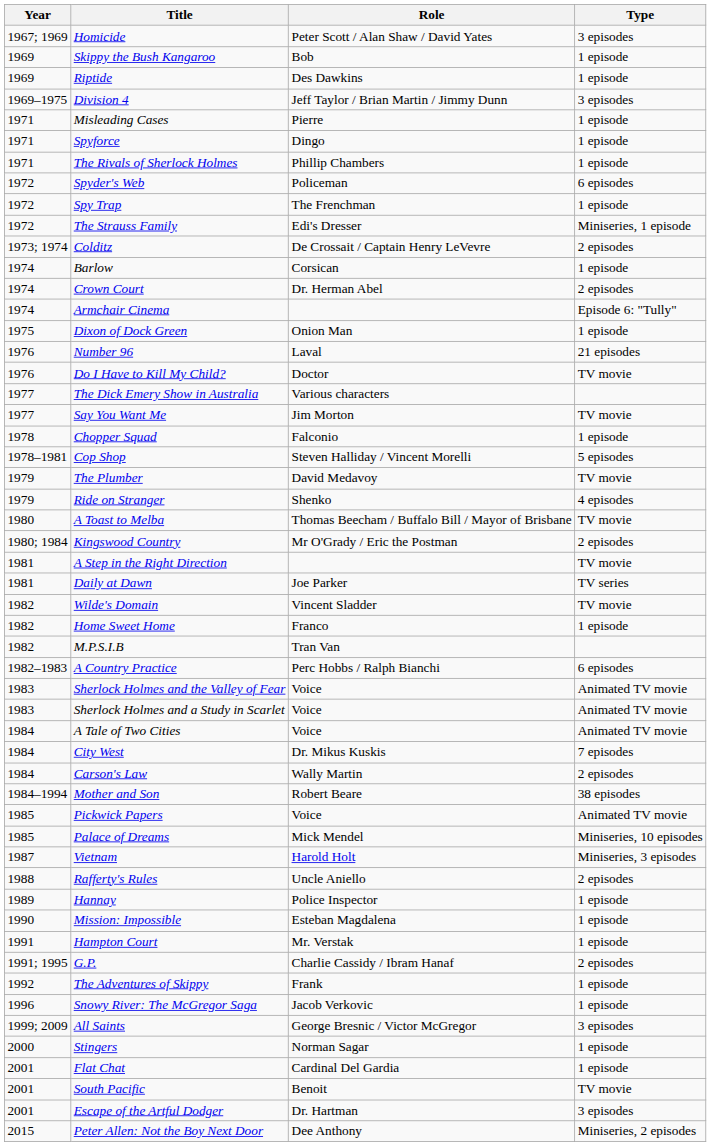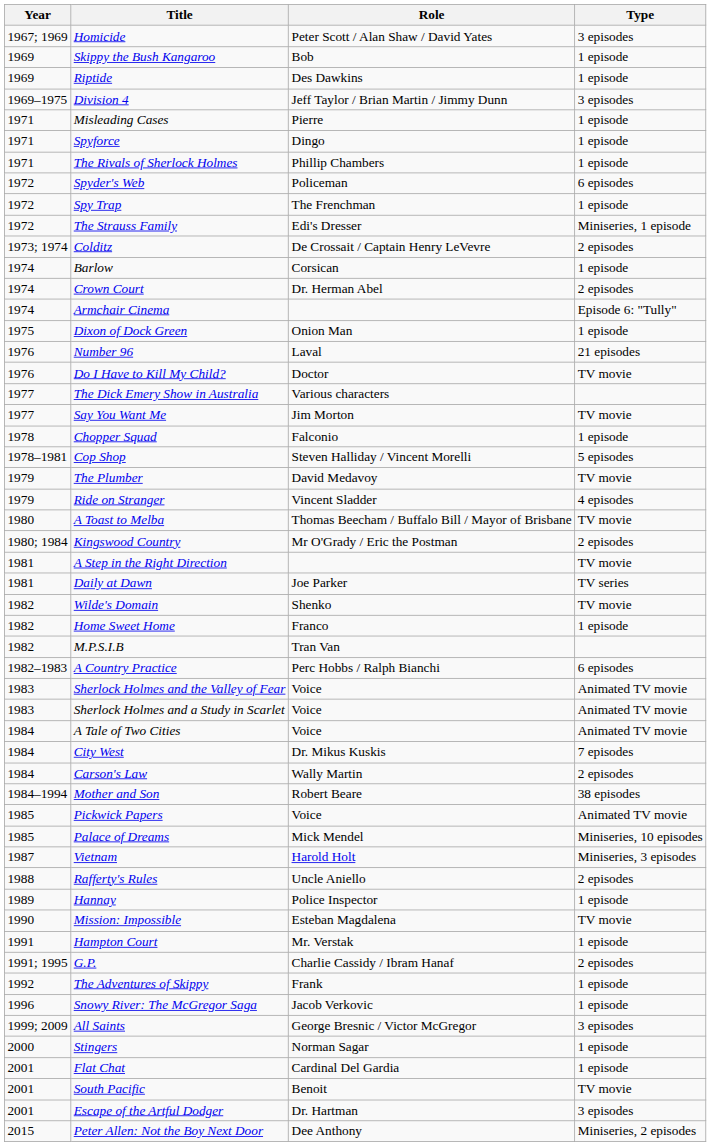(311, 499) Shenko -> (334, 499) Vincent Sladder
(334, 604) Vincent Sladder -> (311, 604) Shenko
(603, 920) 1 episode -> (605, 920) TV movie
